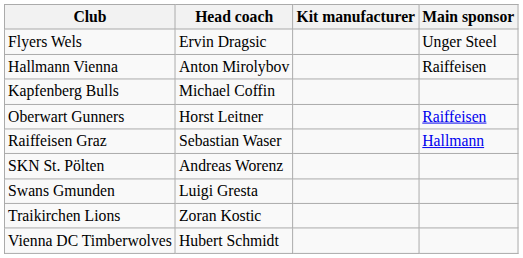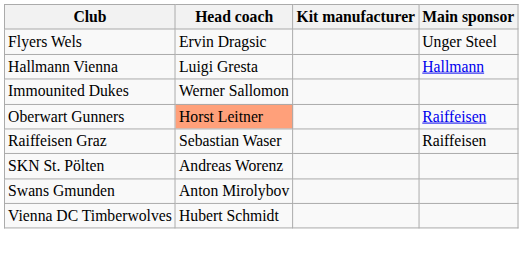(234, 66) Anton Mirolybov -> (218, 66) Luigi Gresta
(454, 66) Raiffeisen -> (453, 66) Hallmann
+ row: (68, 91)
- row: (63, 91)
(221, 116) no background -> (221, 116) lightsalmon background
(453, 141) Hallmann -> (454, 141) Raiffeisen
(218, 191) Luigi Gresta -> (234, 191) Anton Mirolybov
- row: (64, 215)
